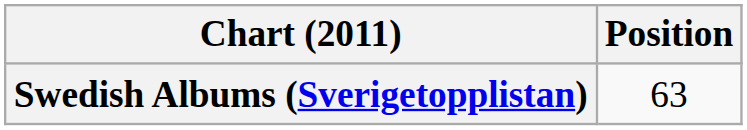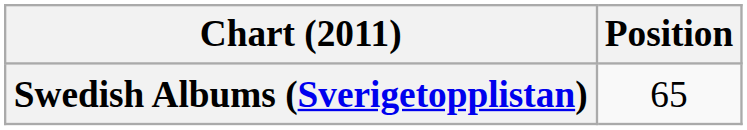(669, 93) 63 -> (669, 93) 65
